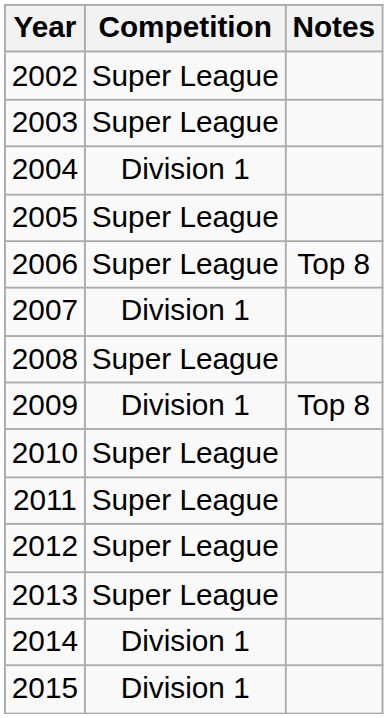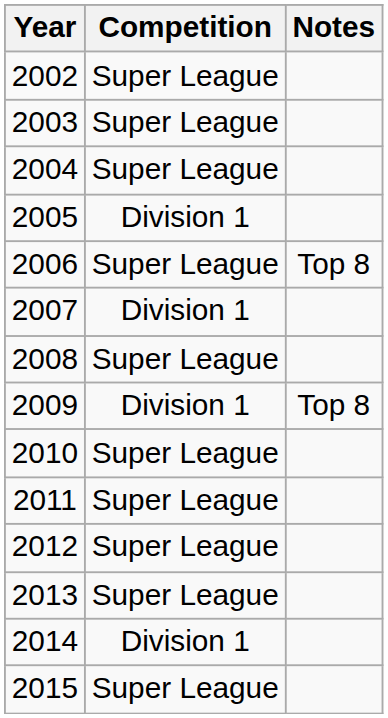(185, 169) Division 1 -> (185, 169) Super League
(185, 216) Super League -> (185, 216) Division 1
(185, 688) Division 1 -> (185, 688) Super League
